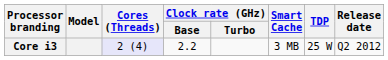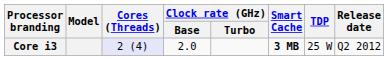(187, 47) 2.2 -> (187, 47) 2.0
(287, 47) normal -> (287, 47) bold
